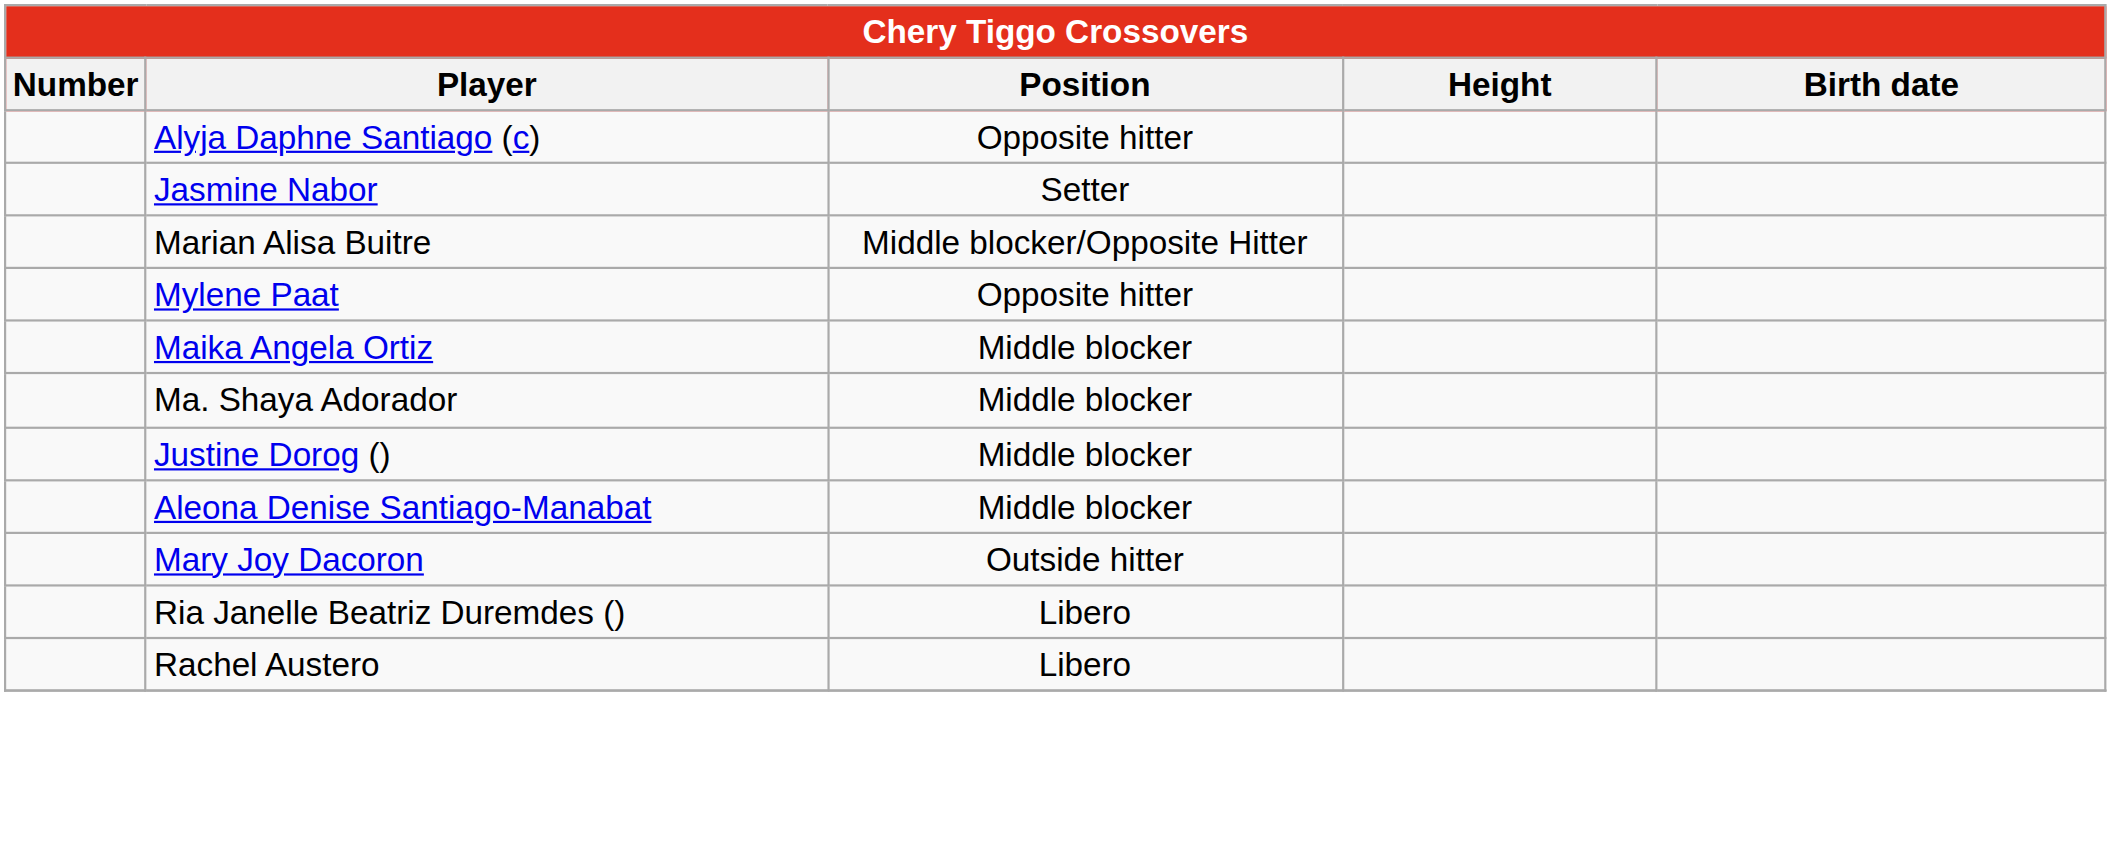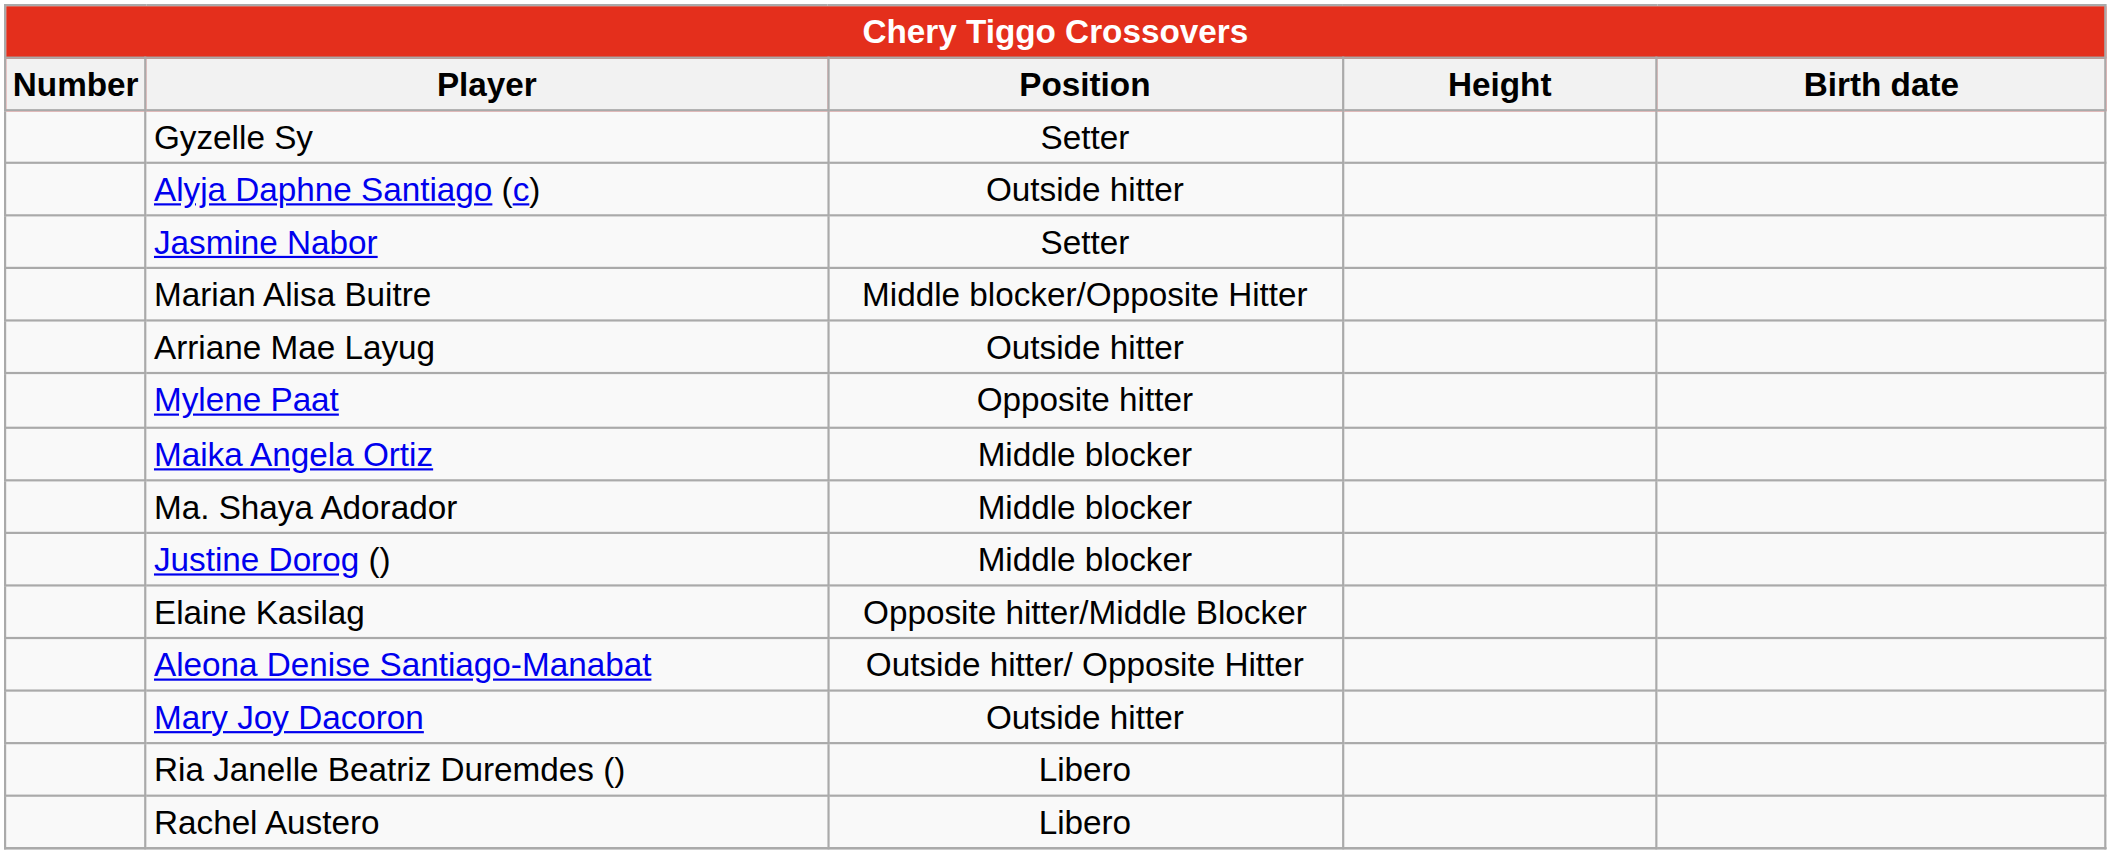+ row: (233, 137)
(1085, 137) Opposite hitter -> (1085, 190) Outside hitter
+ row: (295, 348)
+ row: (259, 611)
(1085, 506) Middle blocker -> (1085, 664) Outside hitter/ Opposite Hitter
